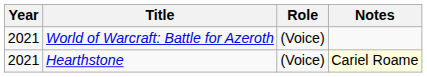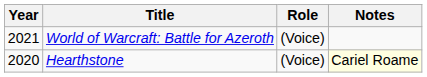(24, 60) 2021 -> (24, 60) 2020
